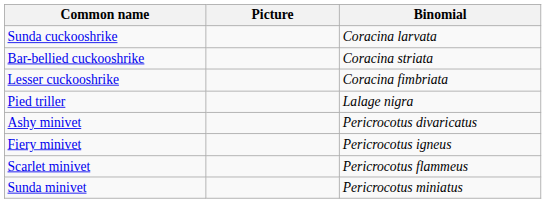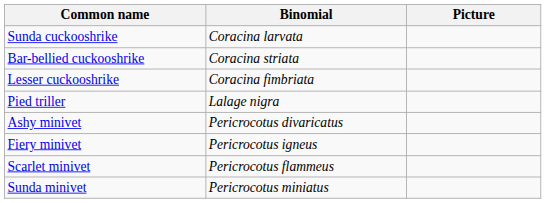columns swapped: (440, 15) <-> (273, 15)
